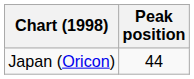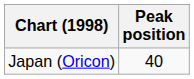(154, 61) 44 -> (154, 61) 40
